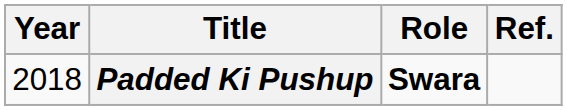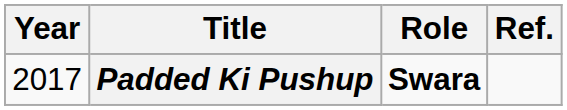(47, 79) 2018 -> (47, 79) 2017
